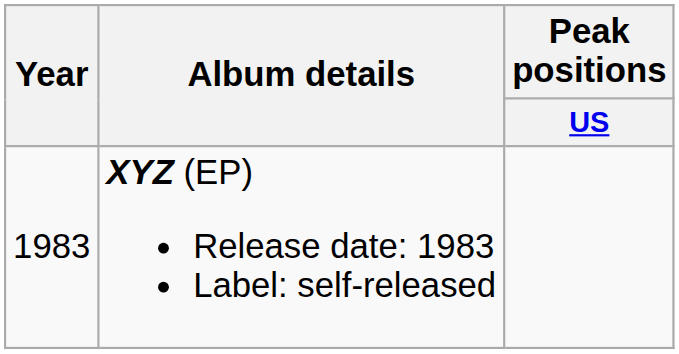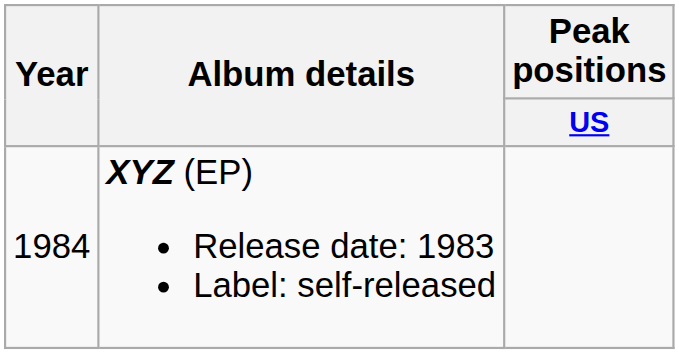(52, 246) 1983 -> (52, 246) 1984
